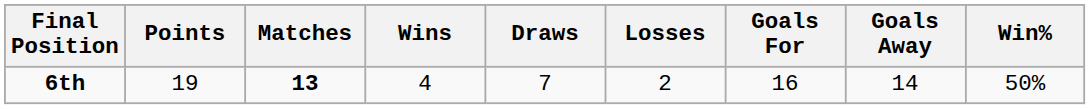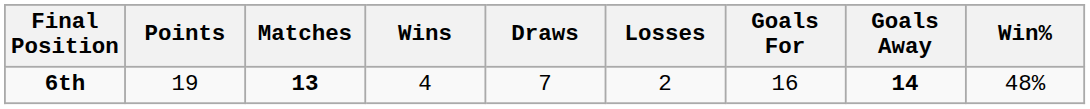(905, 85) normal -> (905, 85) bold
(1025, 85) 50% -> (1025, 85) 48%
